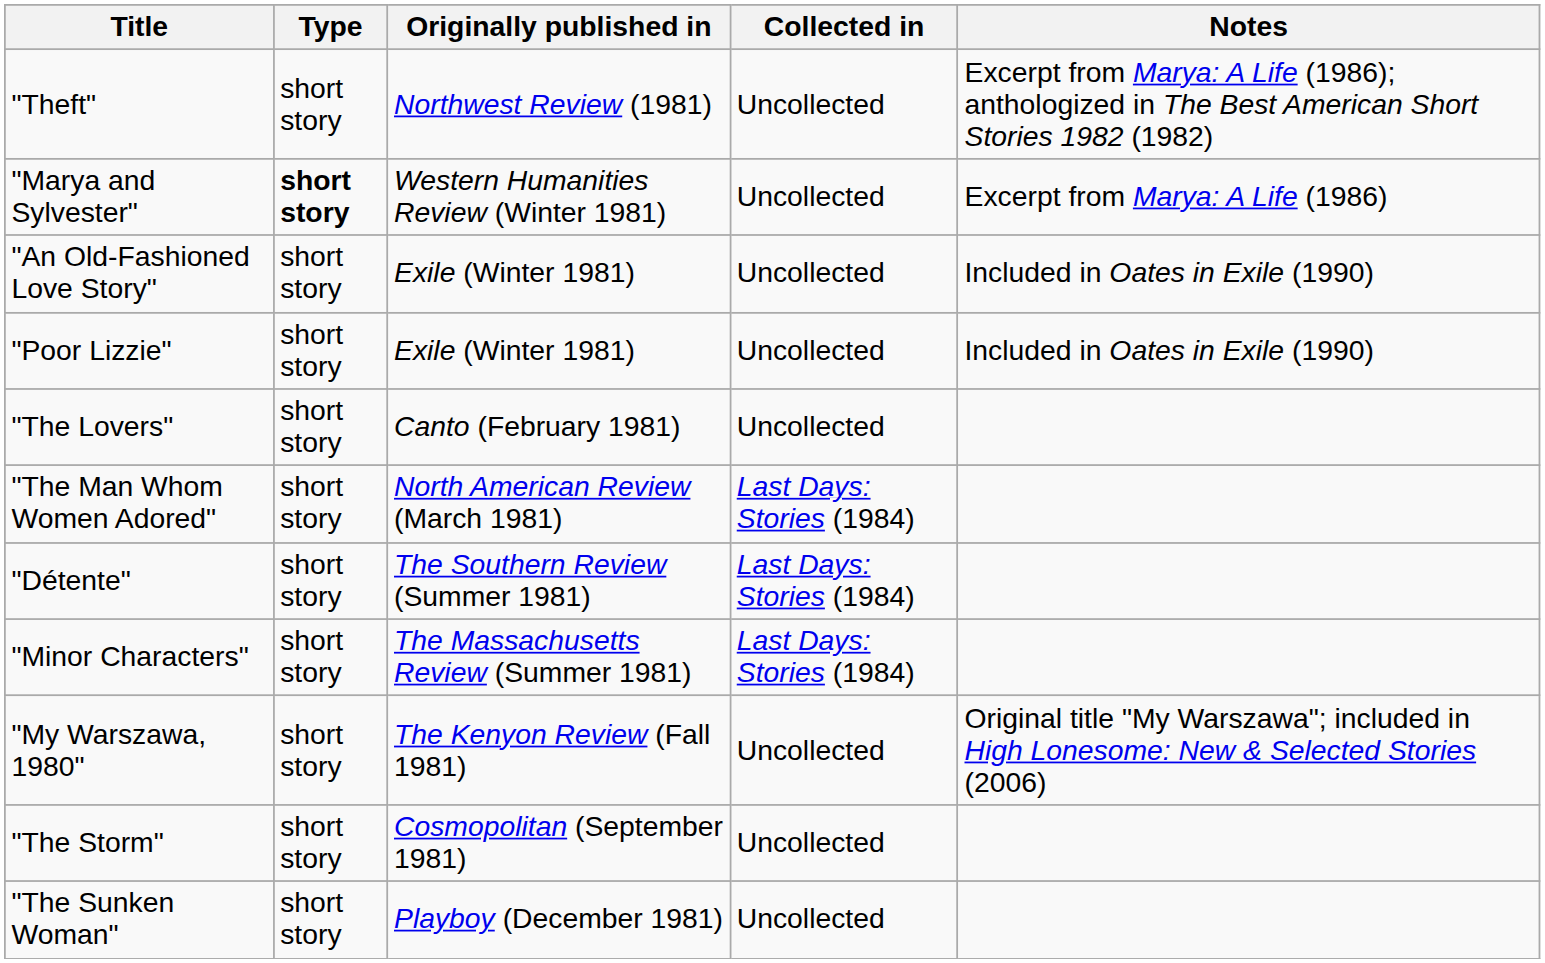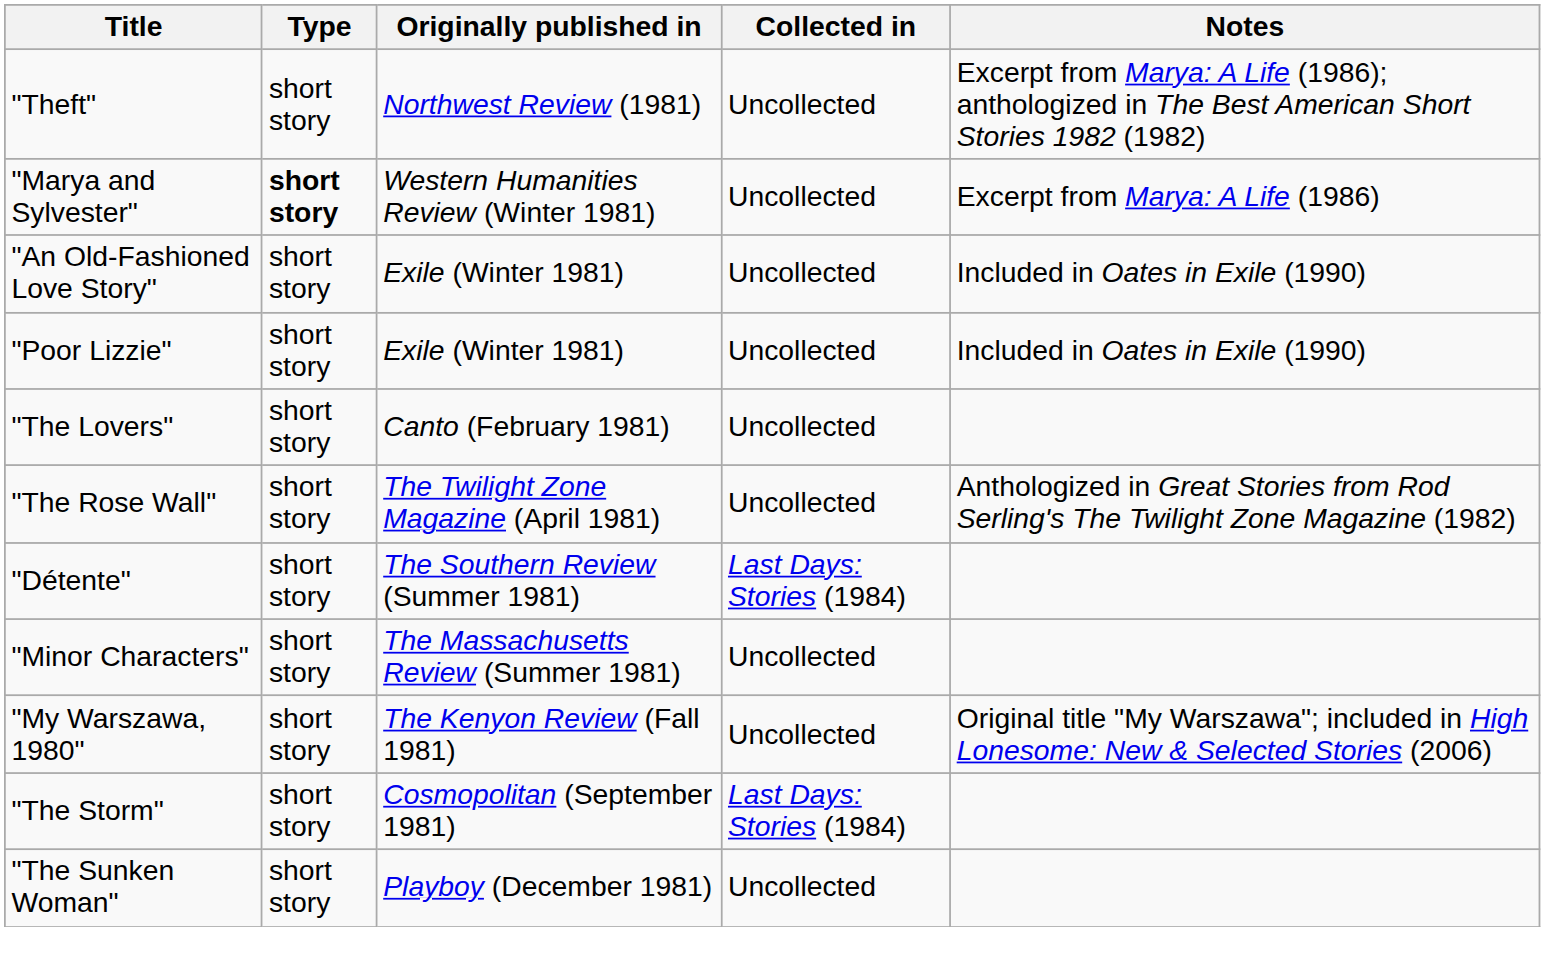- row: (117, 503)
+ row: (114, 503)
(826, 657) Last Days: Stories (1984) -> (802, 657) Uncollected
(811, 842) Uncollected -> (817, 810) Last Days: Stories (1984)
